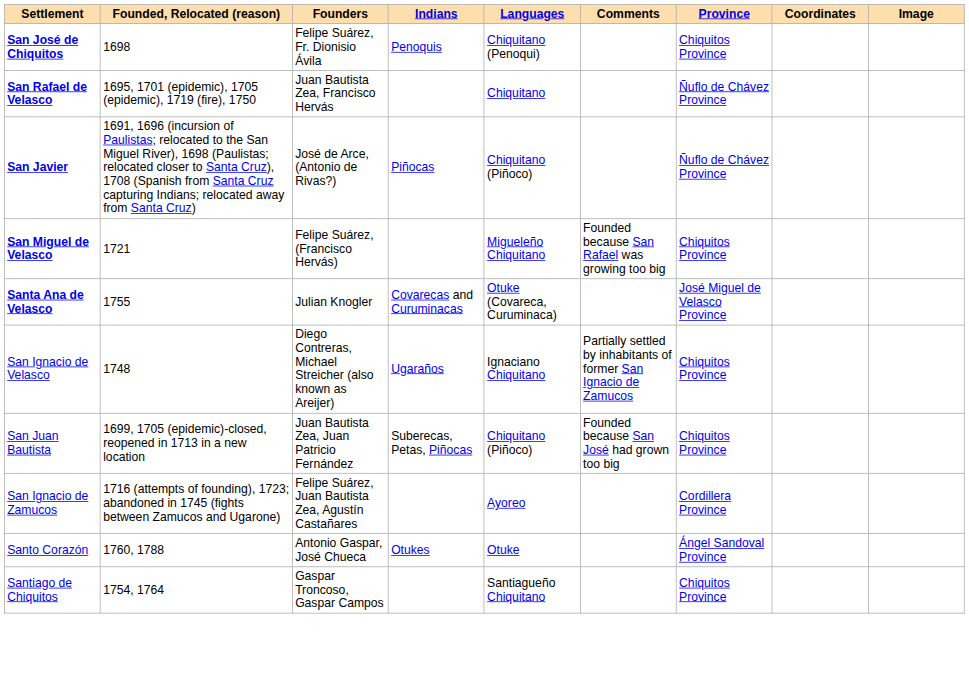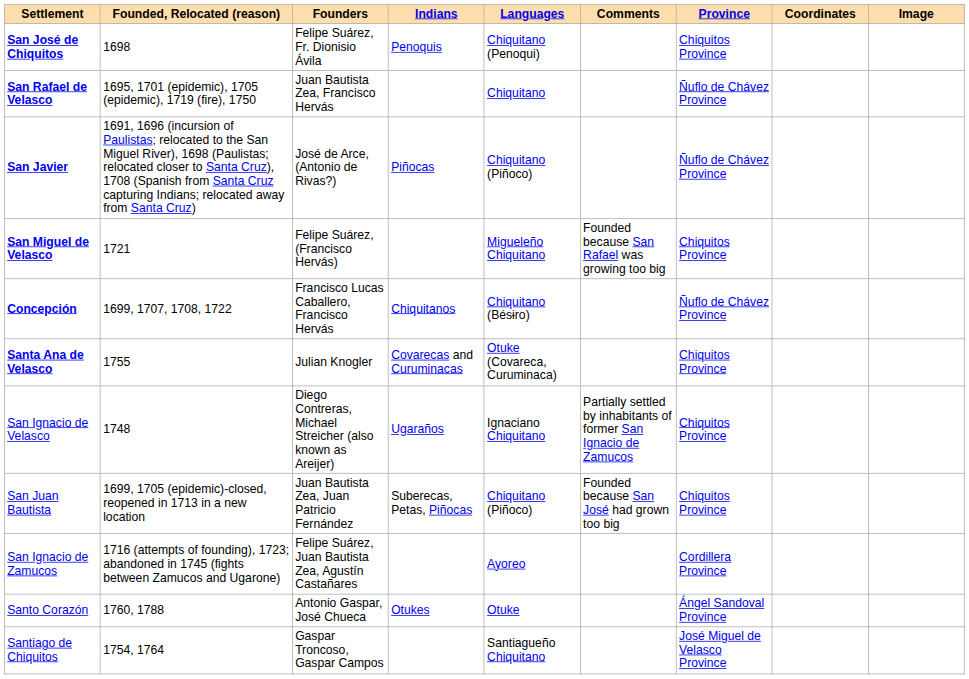+ row: (42, 308)
(720, 302) José Miguel de Velasco Province -> (704, 362) Chiquitos Province
(704, 590) Chiquitos Province -> (720, 650) José Miguel de Velasco Province
